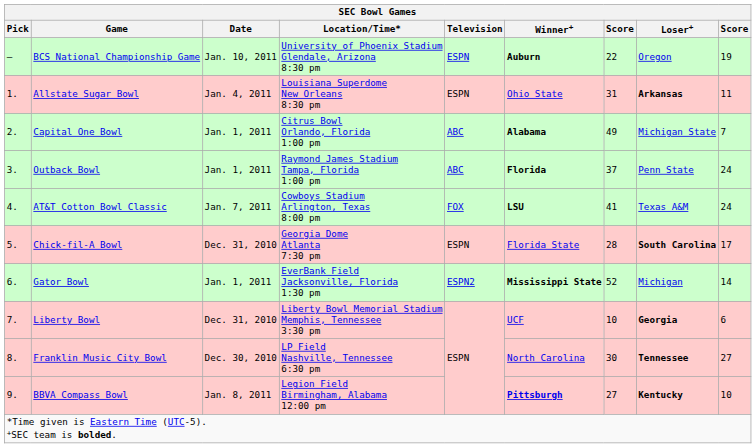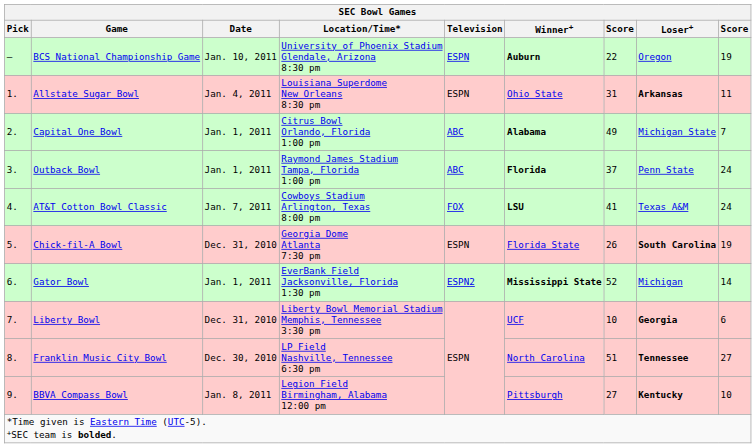(612, 244) 28 -> (612, 244) 26
(726, 244) 17 -> (726, 244) 19
(612, 357) 30 -> (612, 357) 51
(535, 395) bold -> (535, 395) normal
